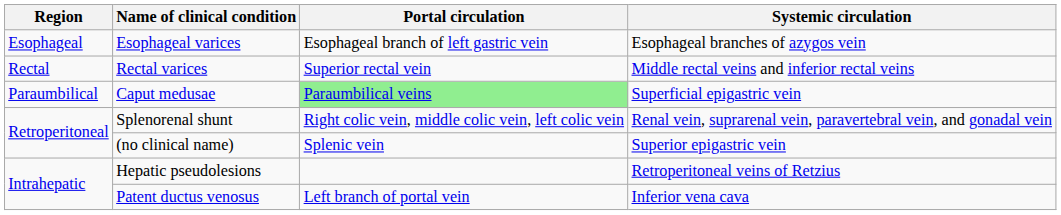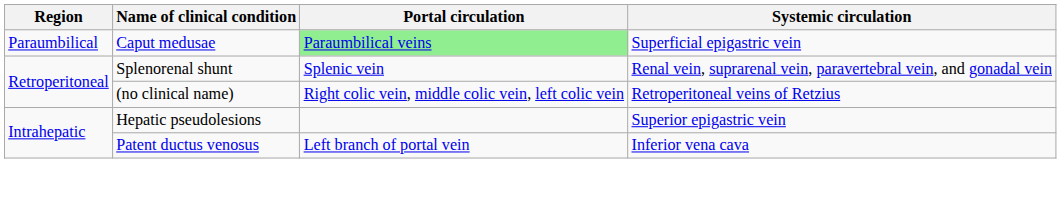- row: (178, 42)
- row: (162, 68)
(464, 119) Right colic vein, middle colic vein, left colic vein -> (344, 68) Splenic vein
(344, 145) Splenic vein -> (464, 94) Right colic vein, middle colic vein, left colic vein
(709, 145) Superior epigastric vein -> (736, 94) Retroperitoneal veins of Retzius
(736, 171) Retroperitoneal veins of Retzius -> (709, 119) Superior epigastric vein
